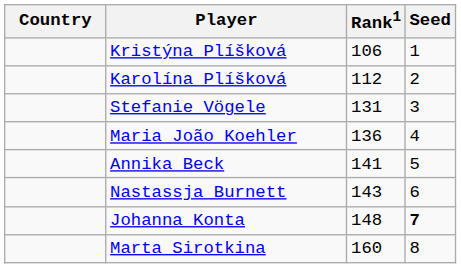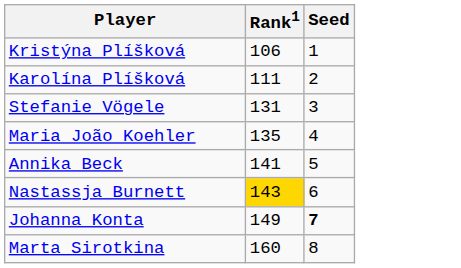- column: (55, 21)
(367, 80) 112 -> (265, 80) 111
(367, 136) 136 -> (265, 136) 135
(367, 192) no background -> (265, 192) gold background
(367, 220) 148 -> (265, 220) 149
